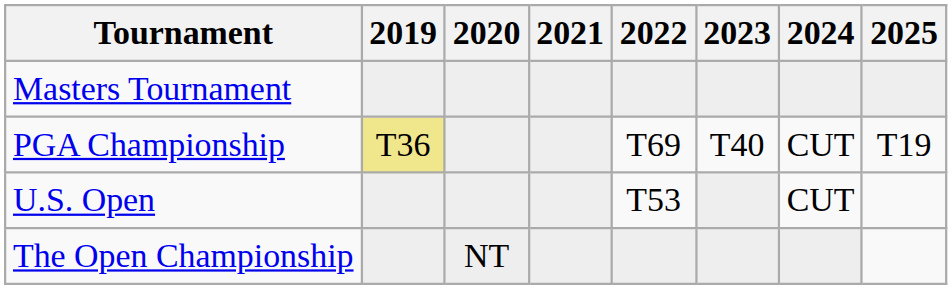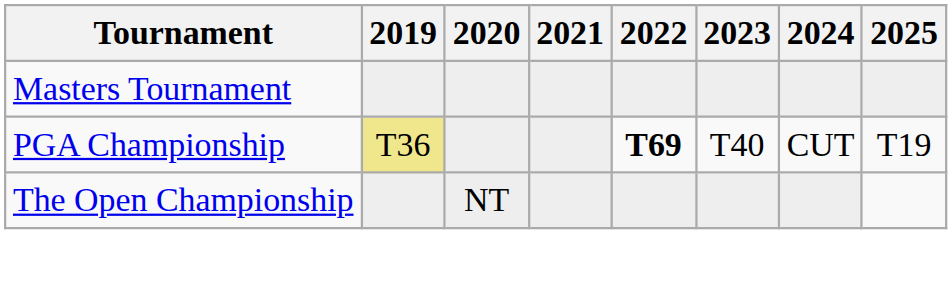(654, 144) normal -> (654, 144) bold
- row: (84, 200)
